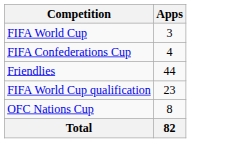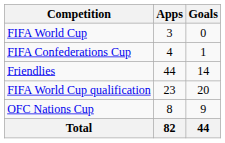+ column: (203, 14)
